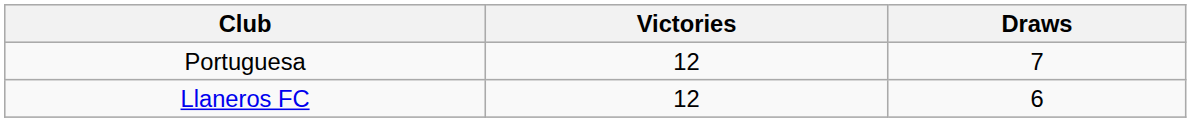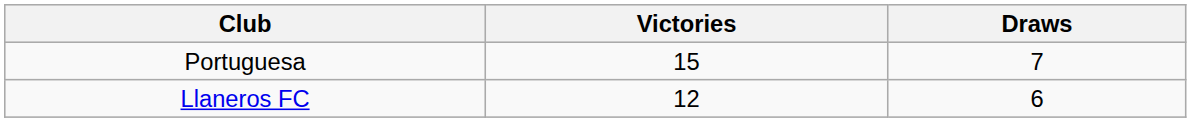(687, 61) 12 -> (687, 61) 15
